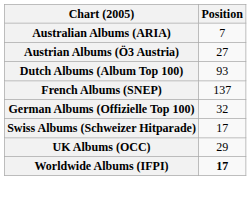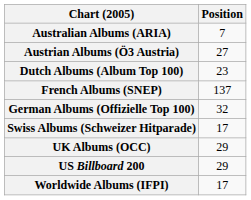(222, 71) 93 -> (222, 71) 23
+ row: (102, 166)
(222, 166) bold -> (222, 185) normal
